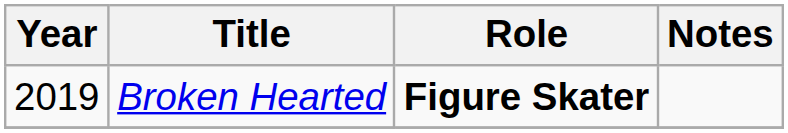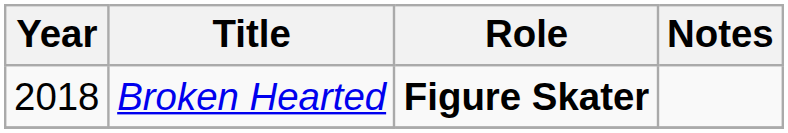(57, 95) 2019 -> (57, 95) 2018
